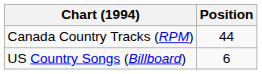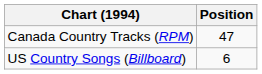(227, 36) 44 -> (227, 36) 47
